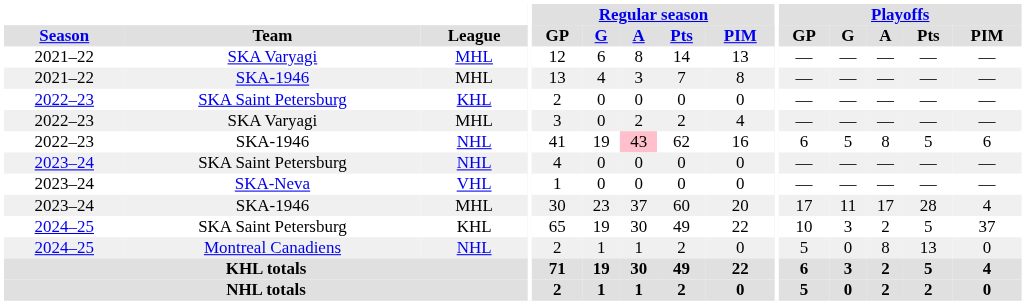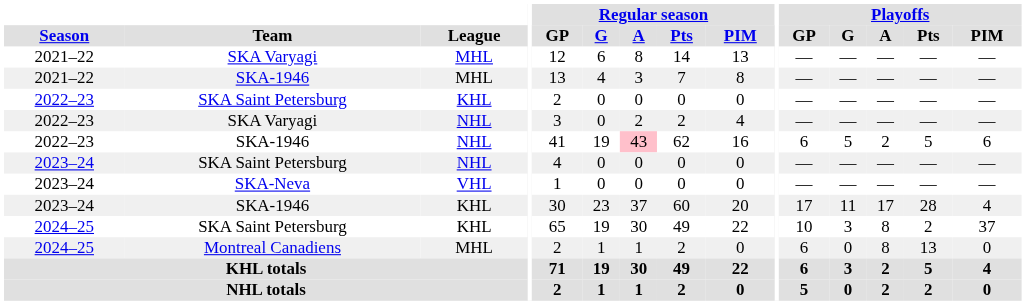(474, 120) MHL -> (474, 120) NHL
(885, 141) 8 -> (885, 141) 2
(474, 205) MHL -> (474, 205) KHL
(885, 226) 2 -> (885, 226) 8
(928, 226) 5 -> (928, 226) 2
(474, 247) NHL -> (474, 247) MHL
(804, 247) 5 -> (804, 247) 6
